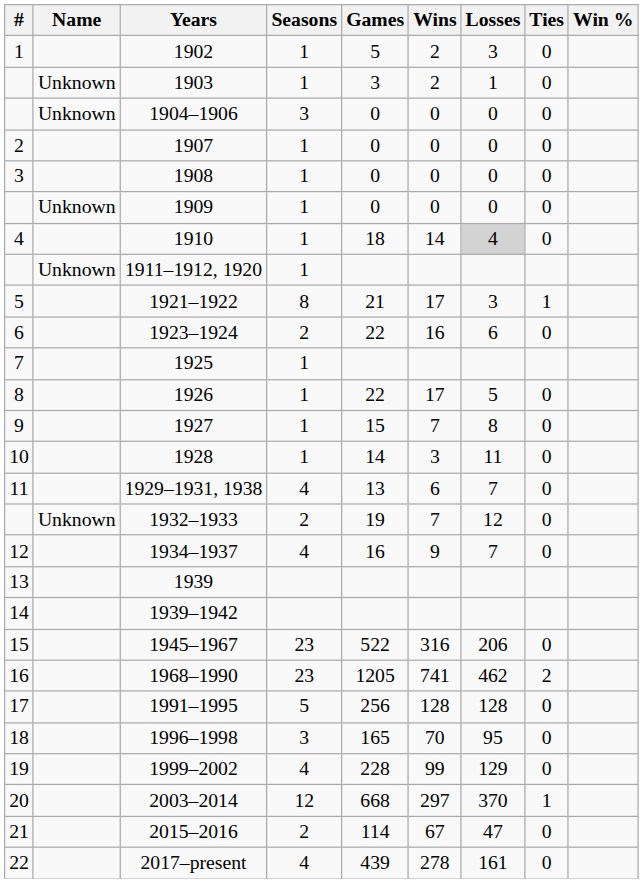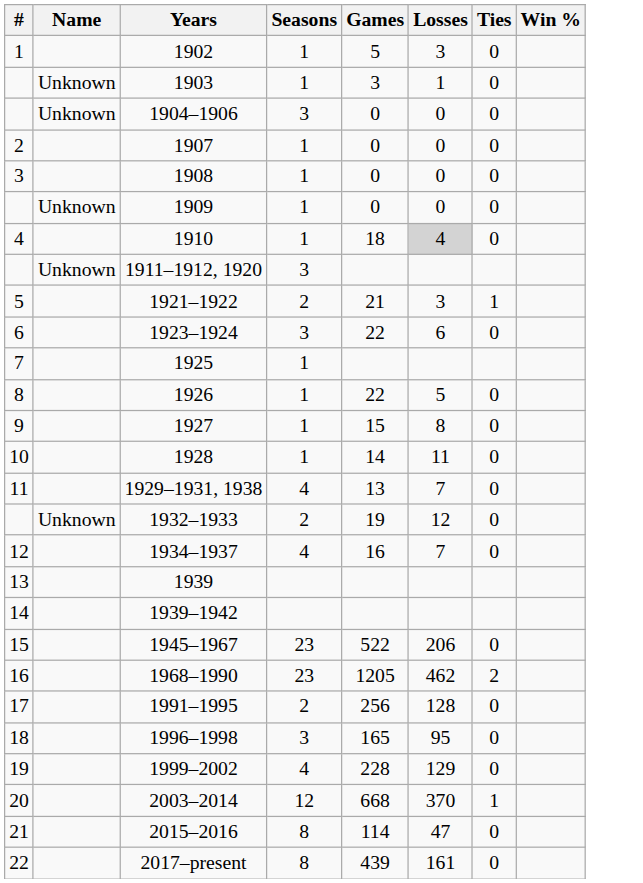- column: (435, 20)
(304, 269) 1 -> (304, 269) 3
(304, 301) 8 -> (304, 301) 2
(304, 332) 2 -> (304, 332) 3
(304, 706) 5 -> (304, 706) 2
(304, 831) 2 -> (304, 831) 8
(304, 862) 4 -> (304, 862) 8
